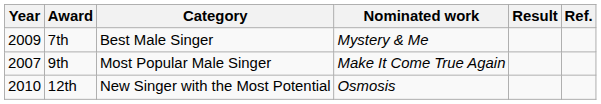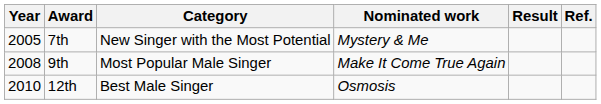(24, 39) 2009 -> (24, 39) 2005
(157, 39) Best Male Singer -> (215, 39) New Singer with the Most Potential
(24, 63) 2007 -> (24, 63) 2008
(215, 87) New Singer with the Most Potential -> (157, 87) Best Male Singer
